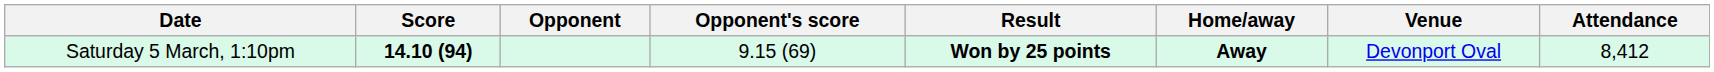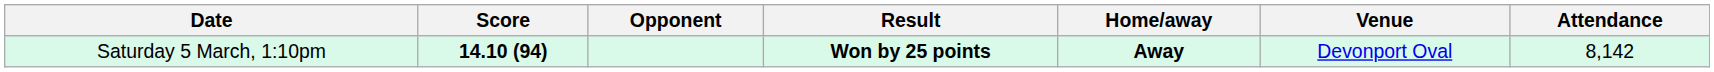- column: (777, 20)
(1625, 51) 8,412 -> (1610, 51) 8,142
